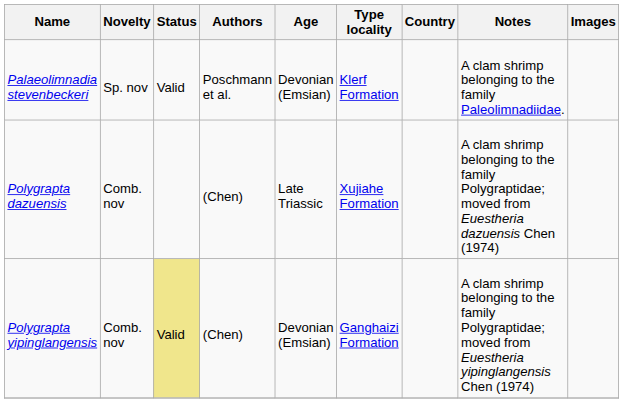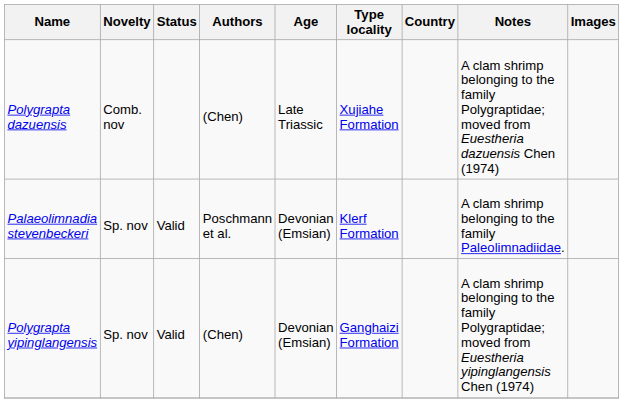rows swapped: (52, 87) <-> (39, 196)
(123, 335) Comb. nov -> (125, 335) Sp. nov
(171, 335) khaki background -> (171, 335) no background
